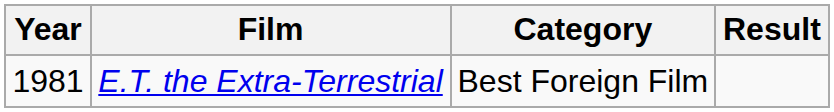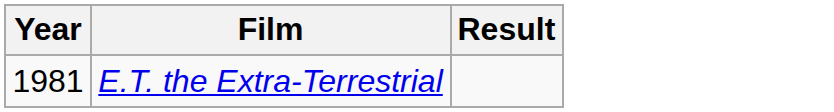- column: (583, 29)
